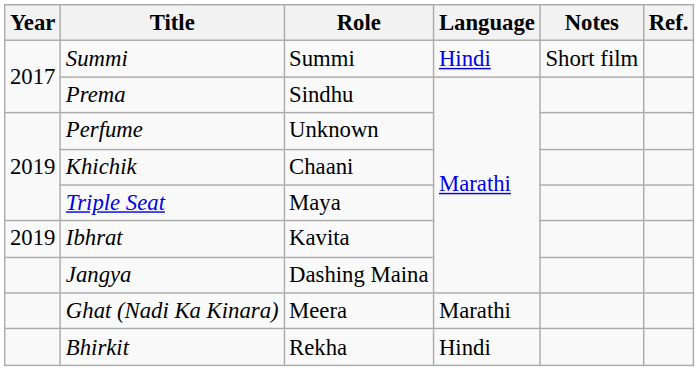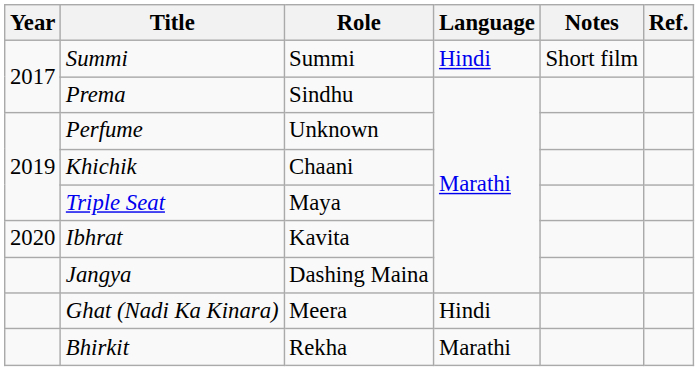(33, 238) 2019 -> (33, 238) 2020
(475, 310) Marathi -> (465, 310) Hindi
(465, 346) Hindi -> (475, 346) Marathi
